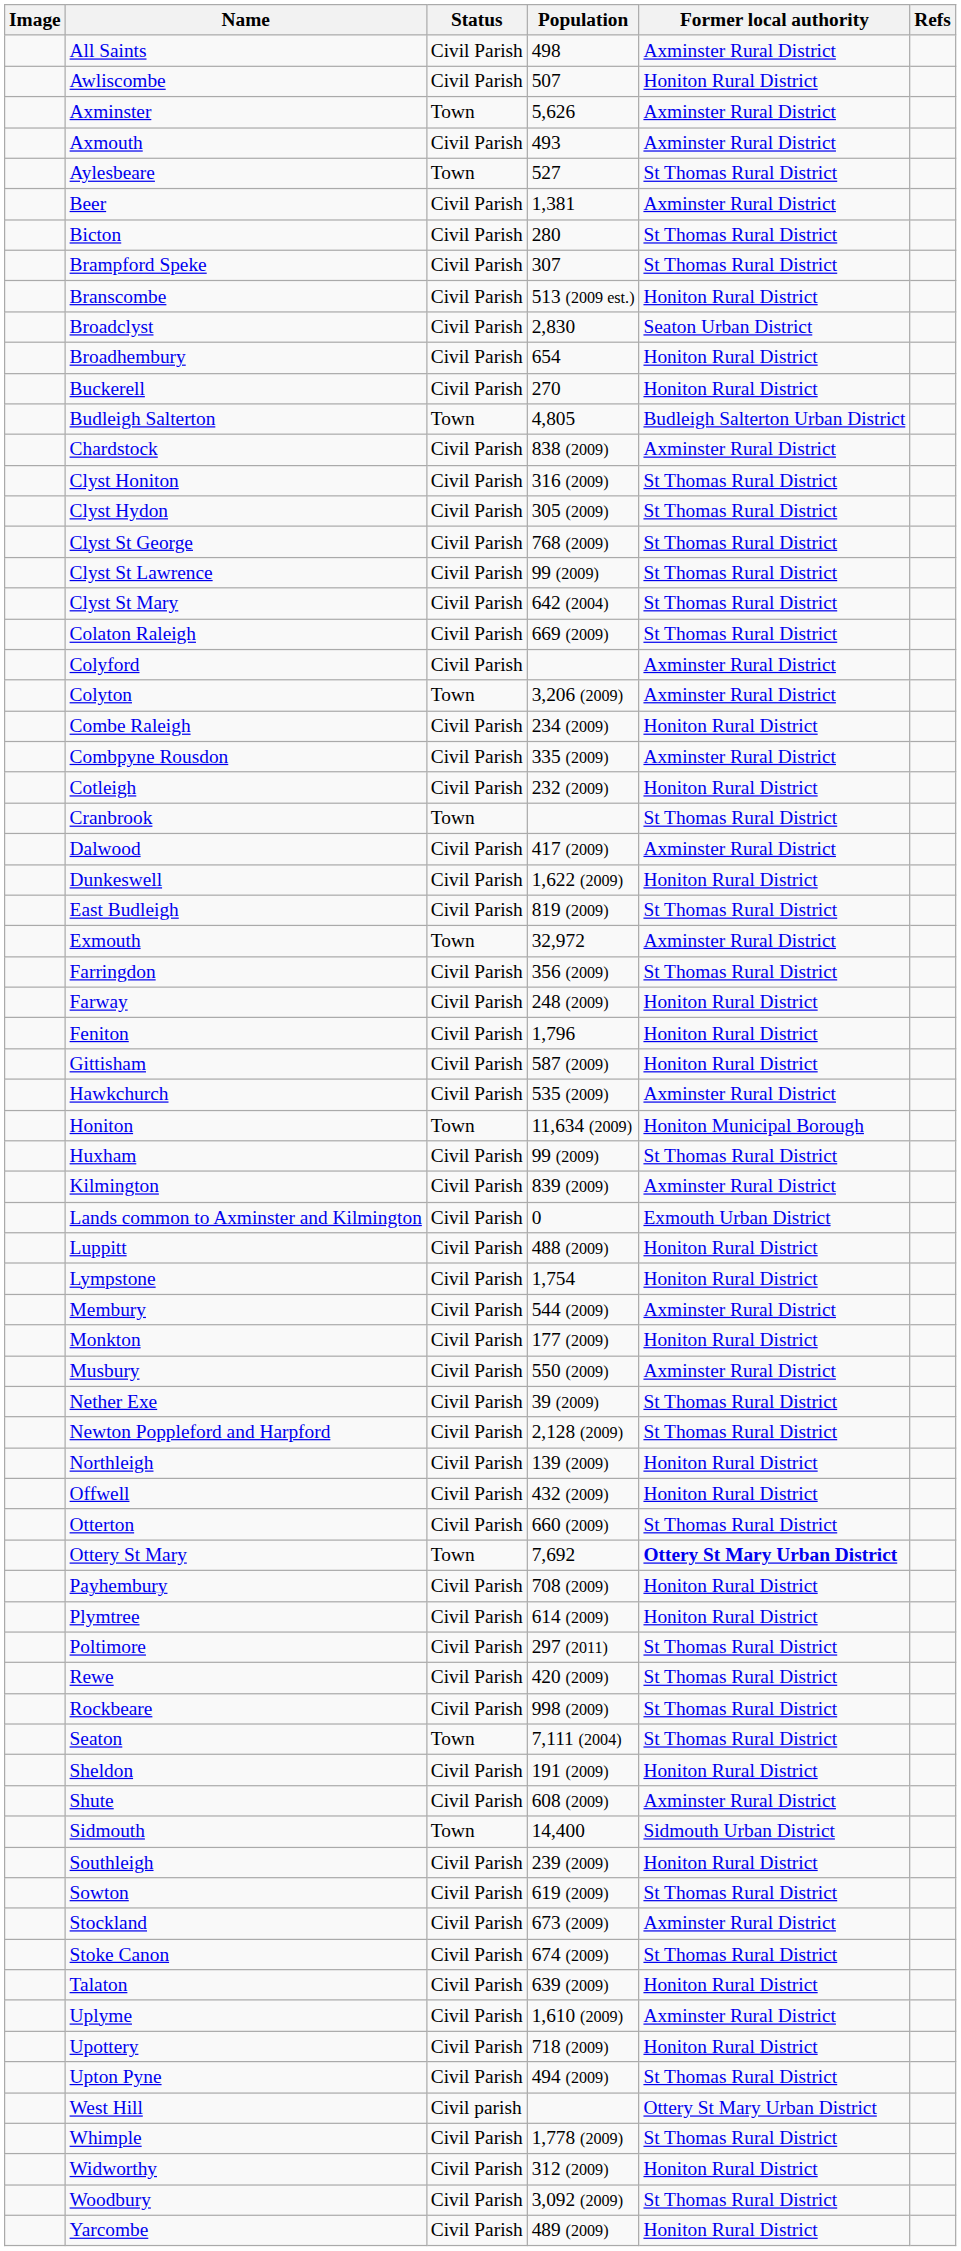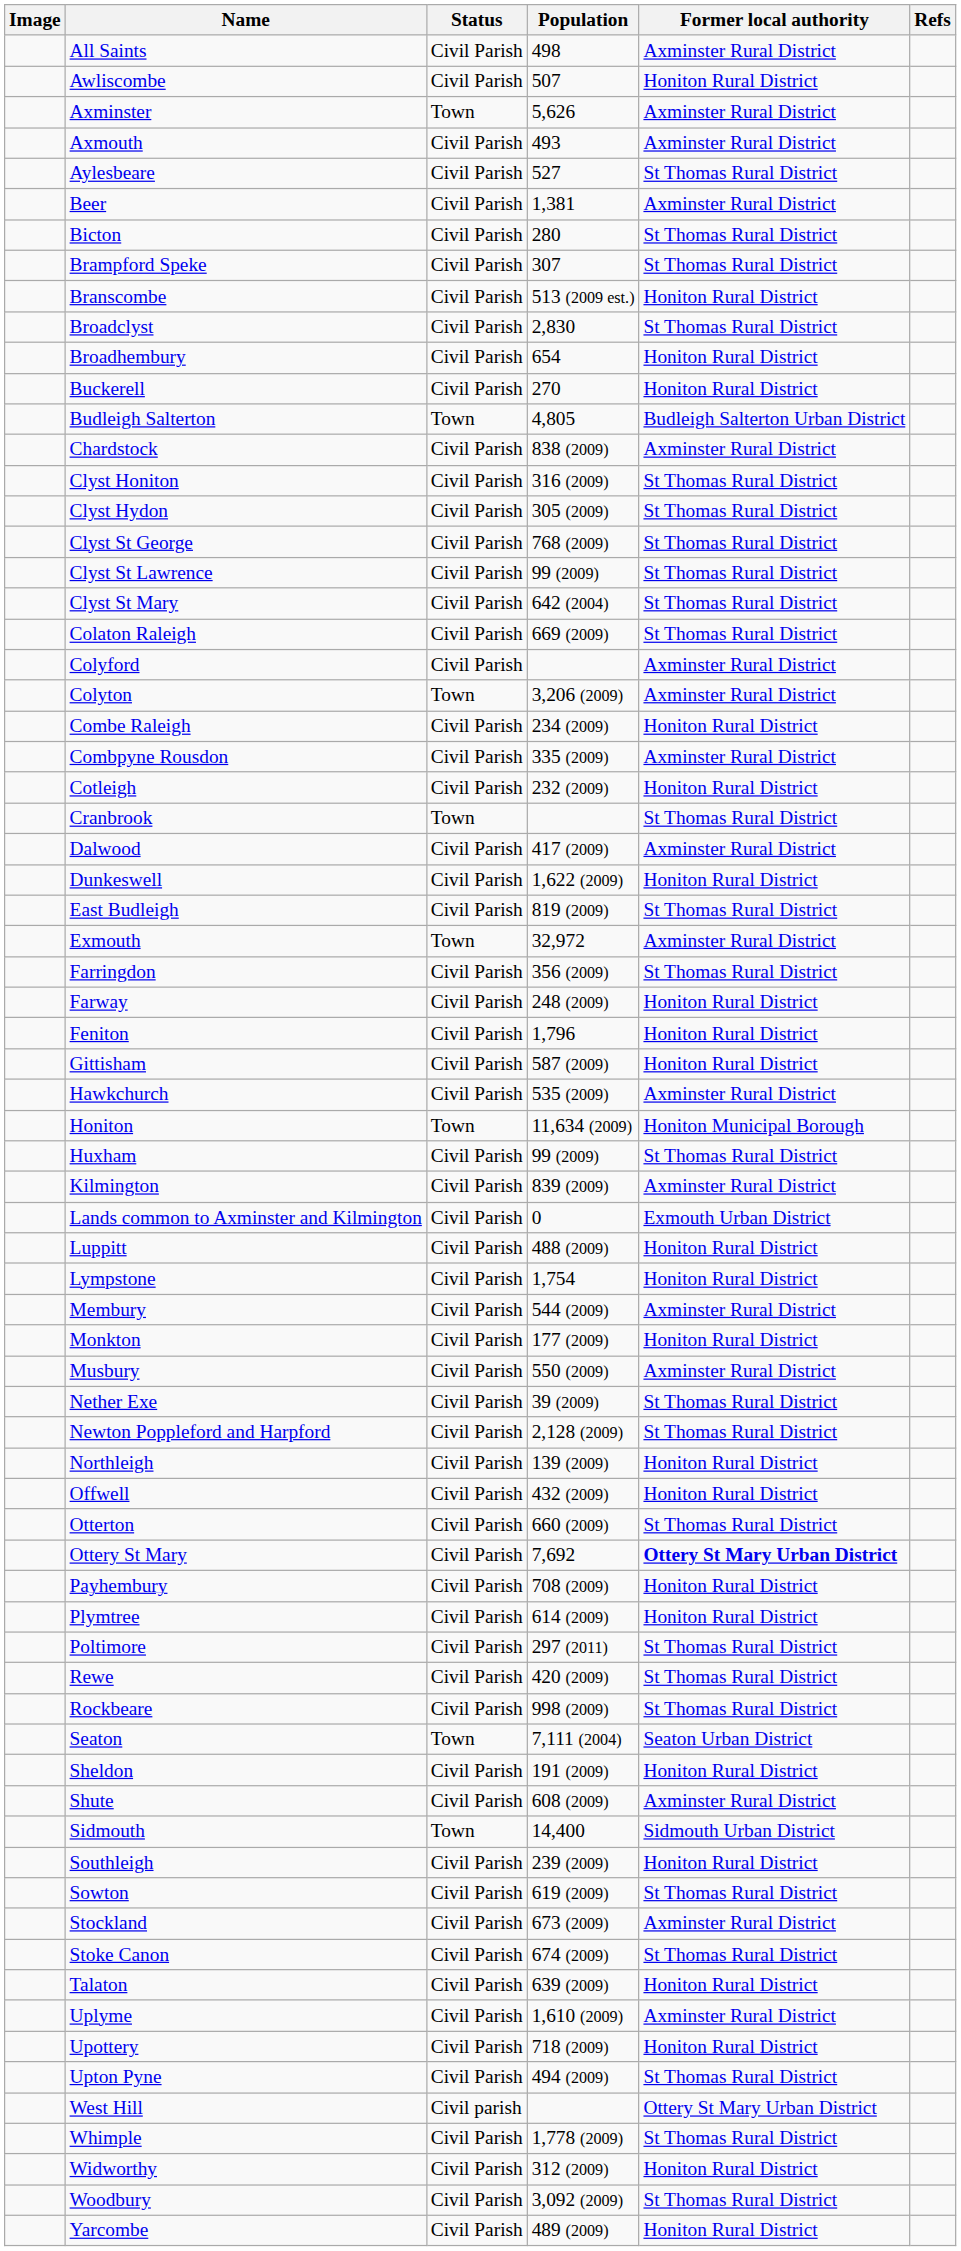(453, 173) Town -> (477, 173) Civil Parish
(728, 326) Seaton Urban District -> (740, 326) St Thomas Rural District
(453, 1555) Town -> (477, 1555) Civil Parish
(740, 1739) St Thomas Rural District -> (728, 1739) Seaton Urban District
